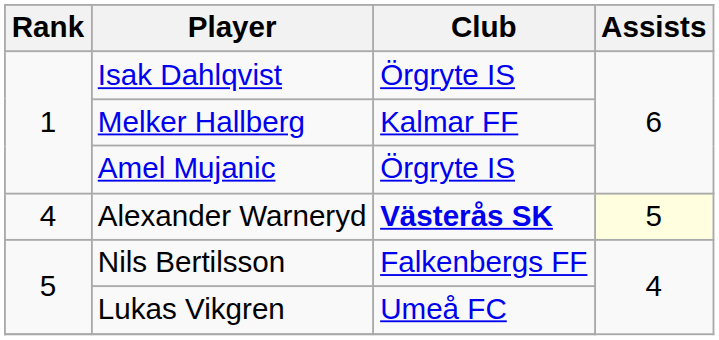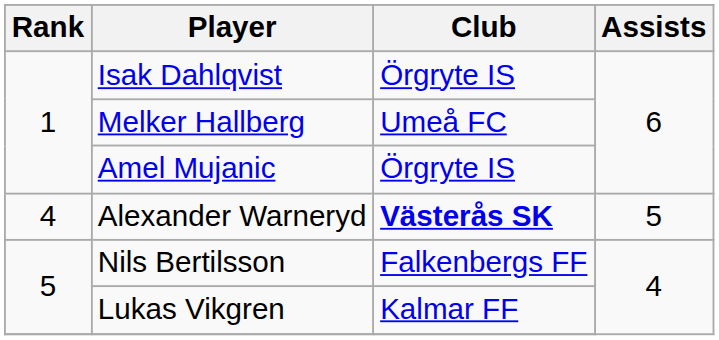(449, 121) Kalmar FF -> (443, 121) Umeå FC
(654, 215) lightyellow background -> (654, 215) no background
(443, 309) Umeå FC -> (449, 309) Kalmar FF
